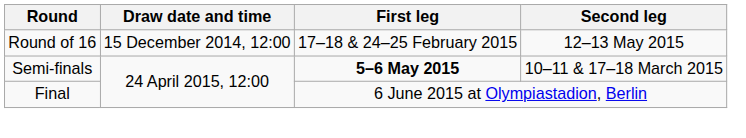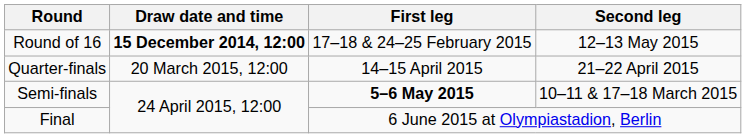(197, 42) normal -> (209, 42) bold
+ row: (57, 68)
